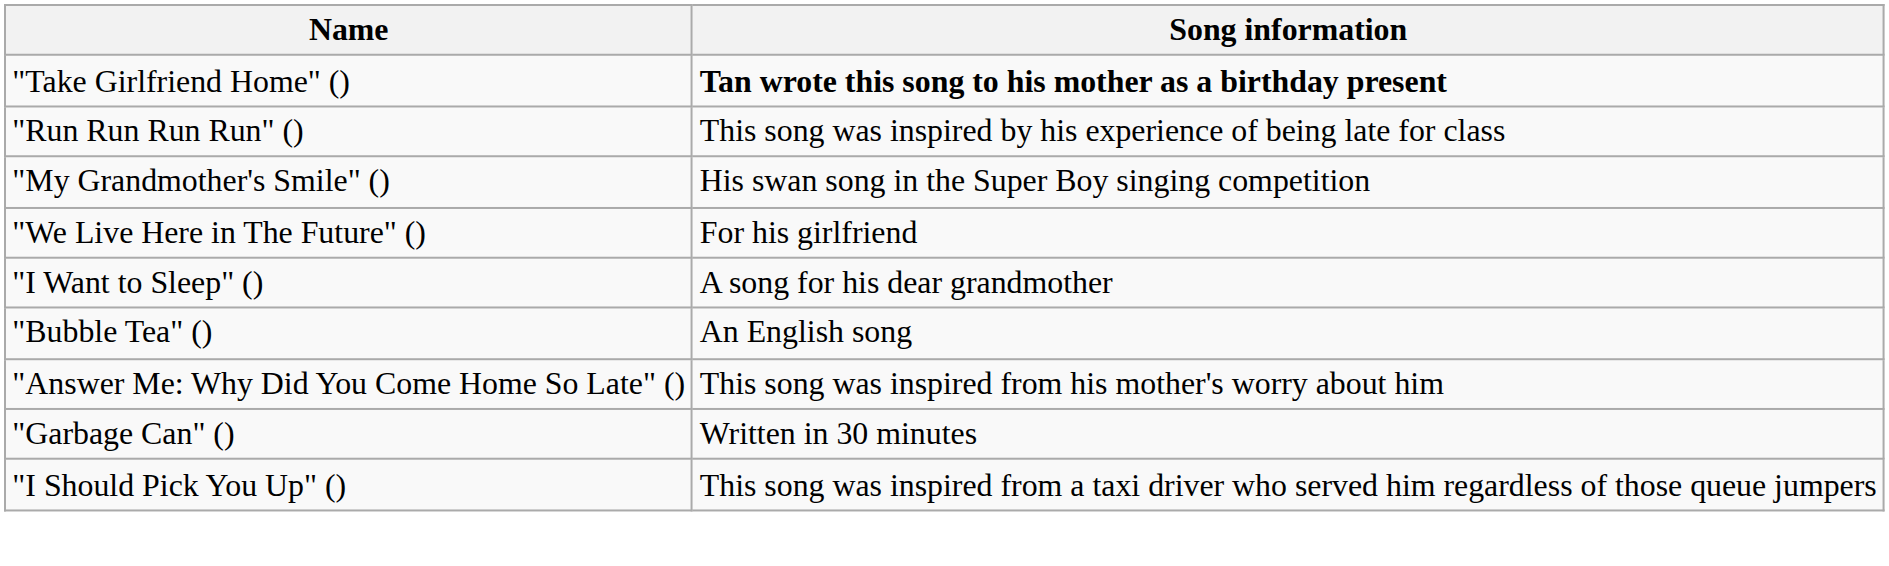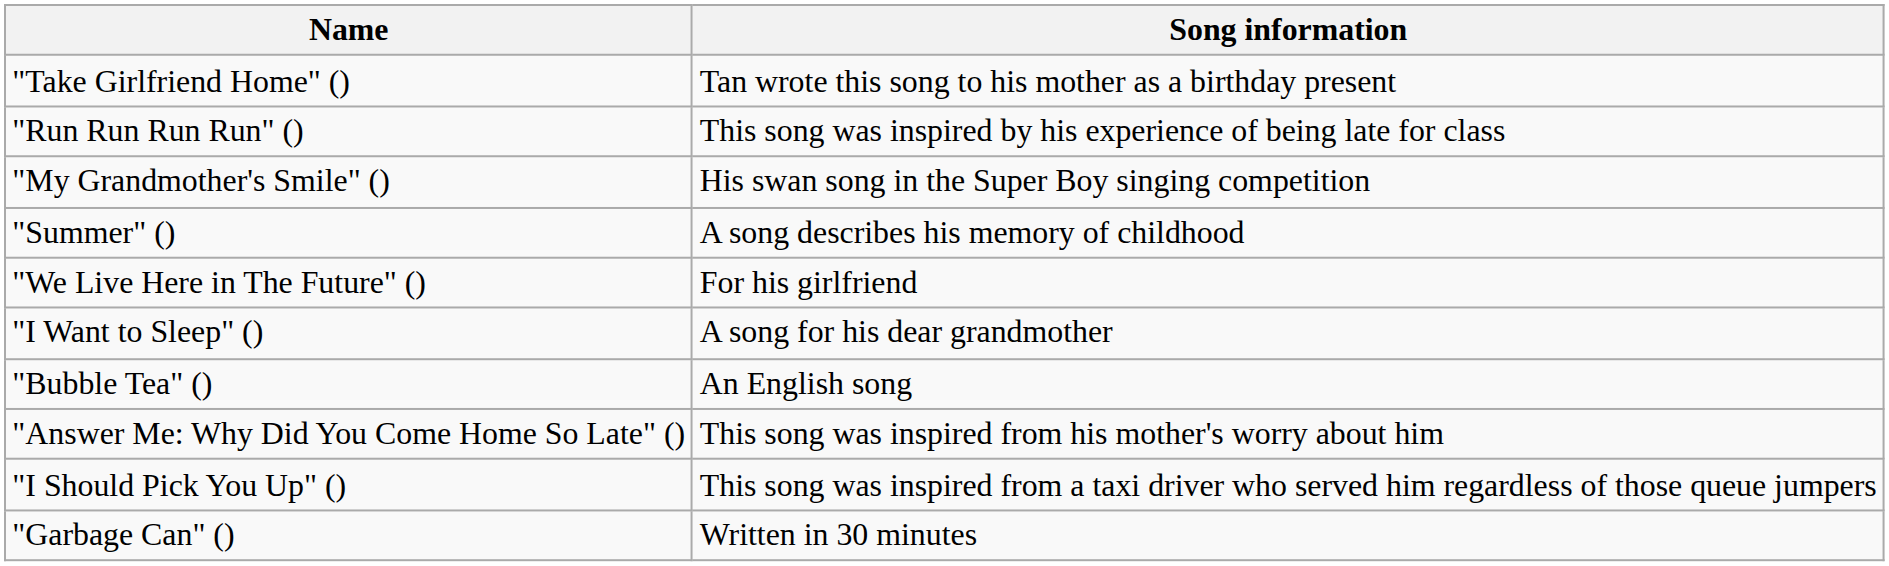(1073, 80) bold -> (1048, 80) normal
+ row: (94, 231)
rows swapped: (123, 433) <-> (179, 484)
